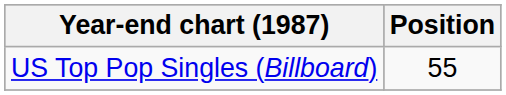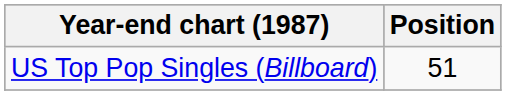(442, 68) 55 -> (442, 68) 51
